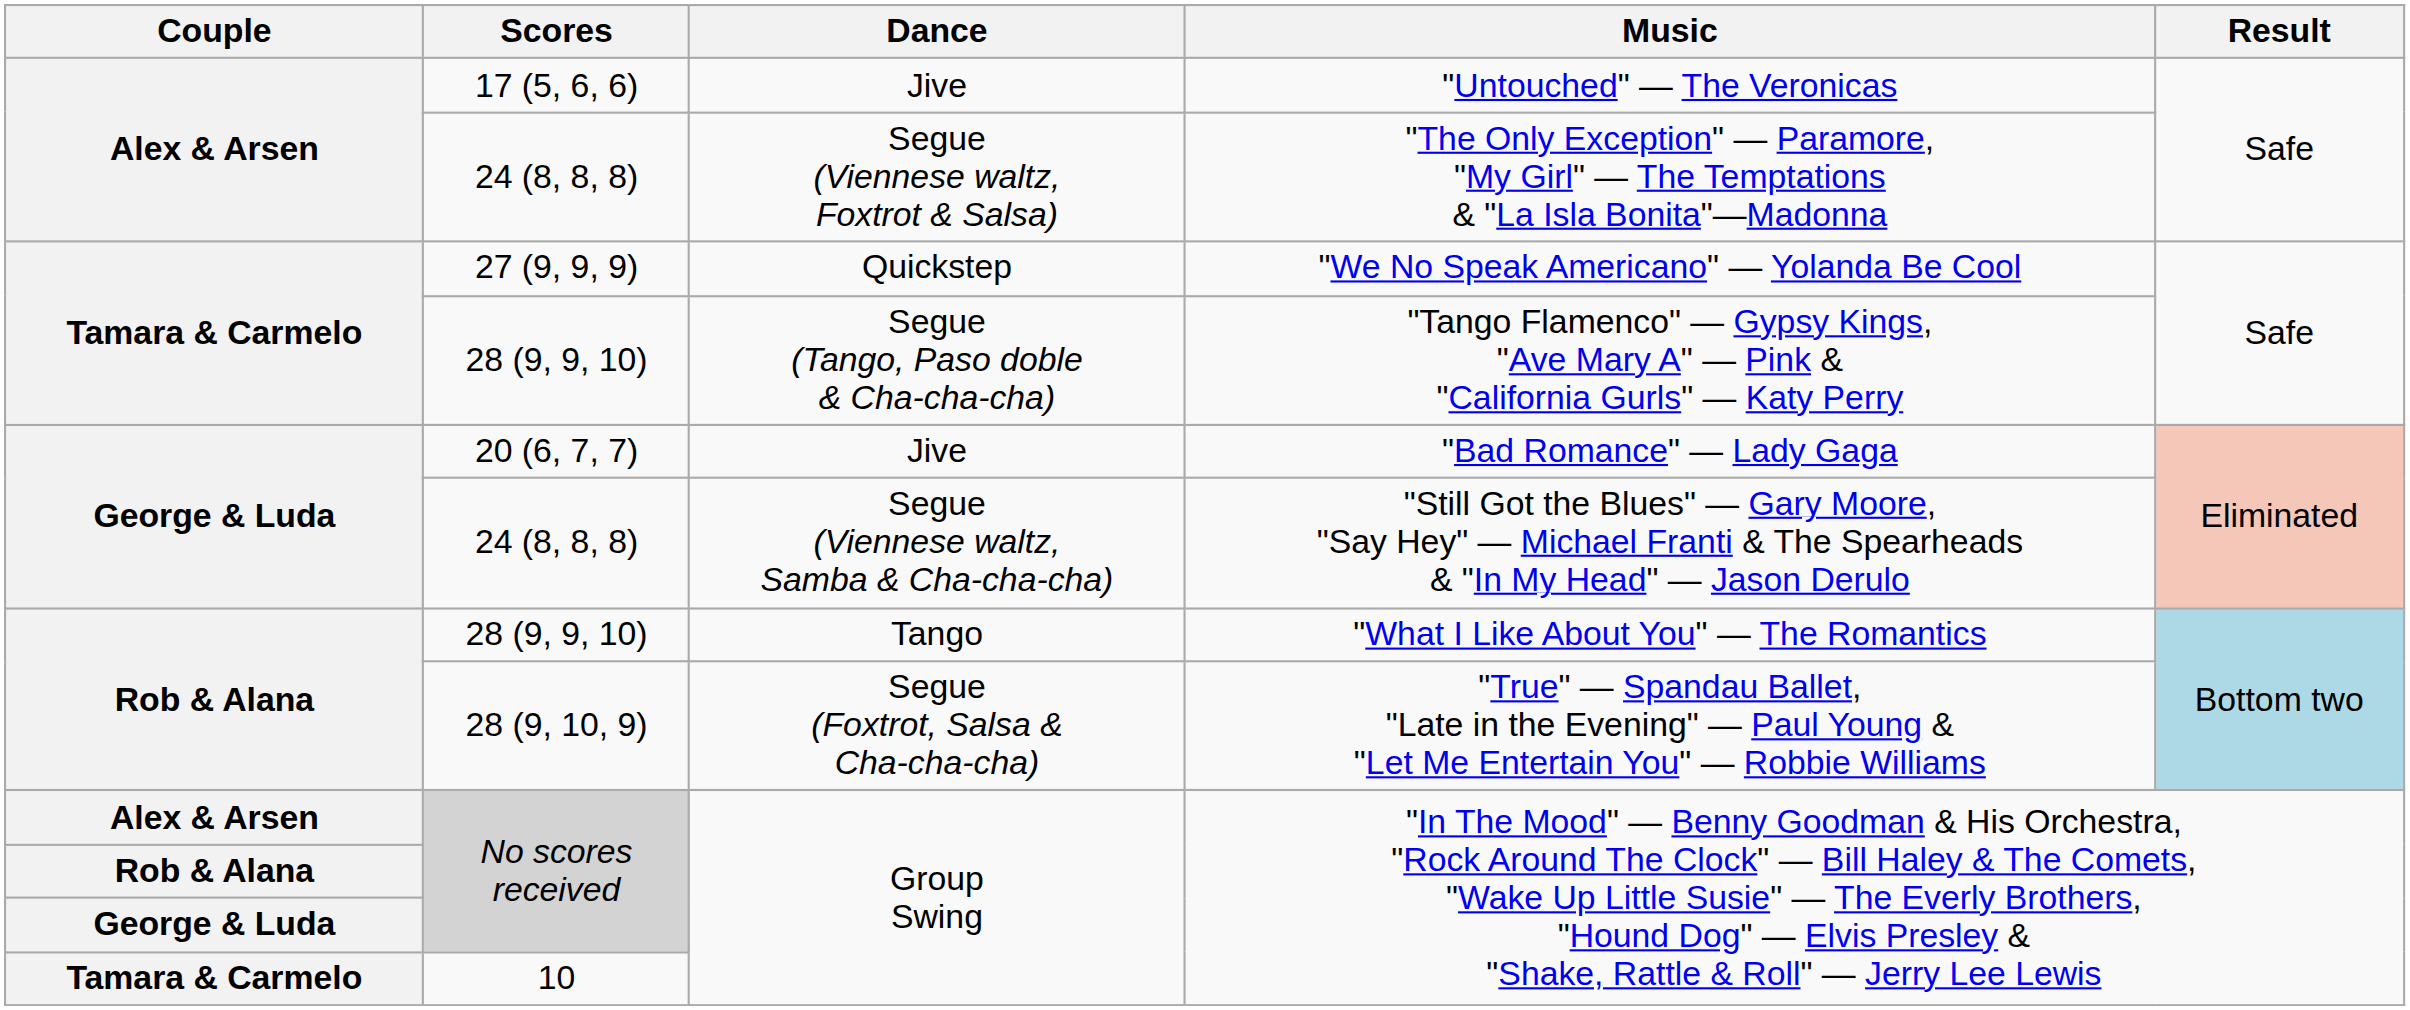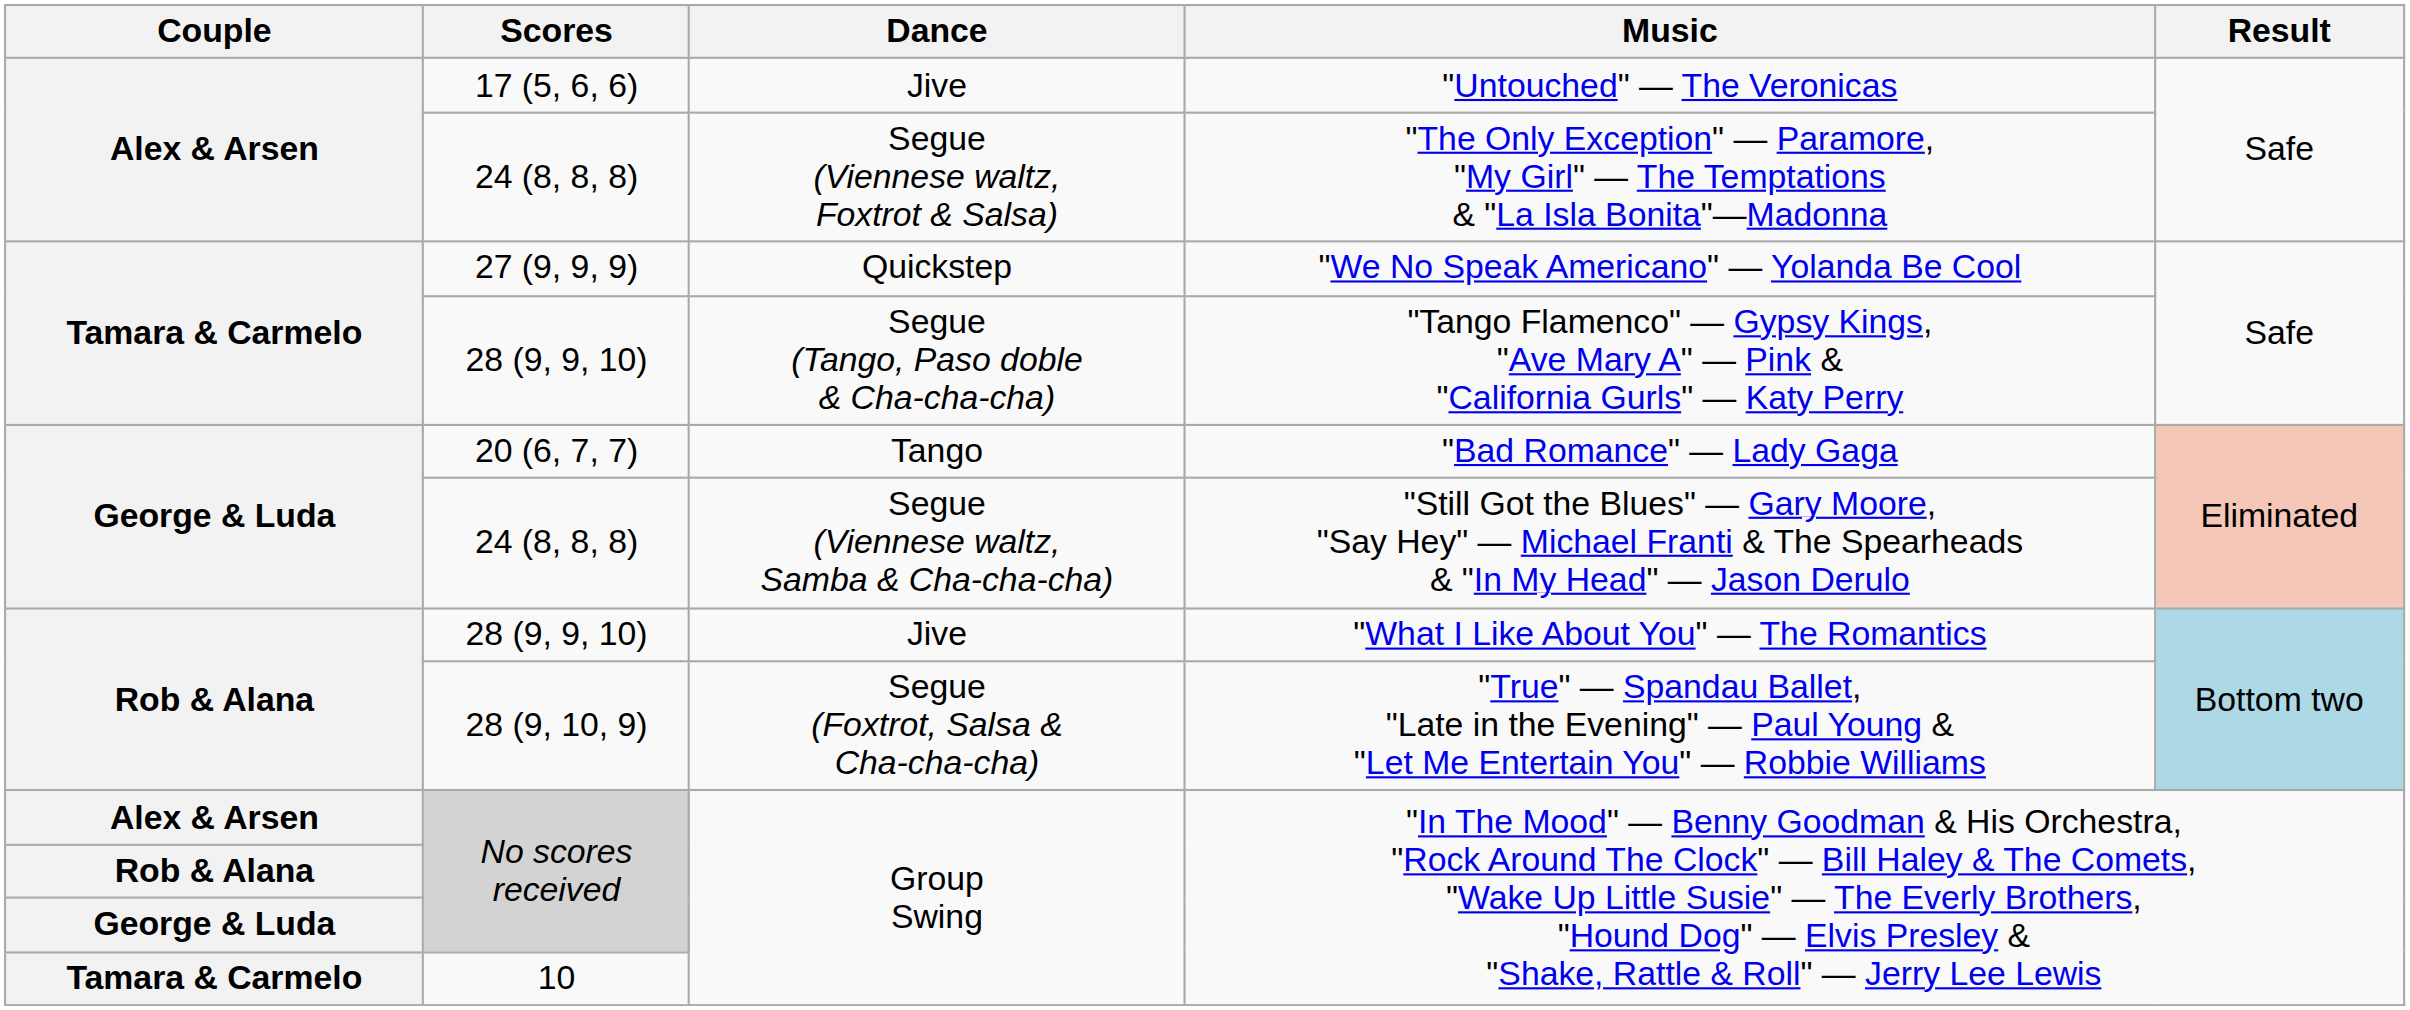(937, 450) Jive -> (937, 450) Tango
(937, 633) Tango -> (937, 633) Jive
